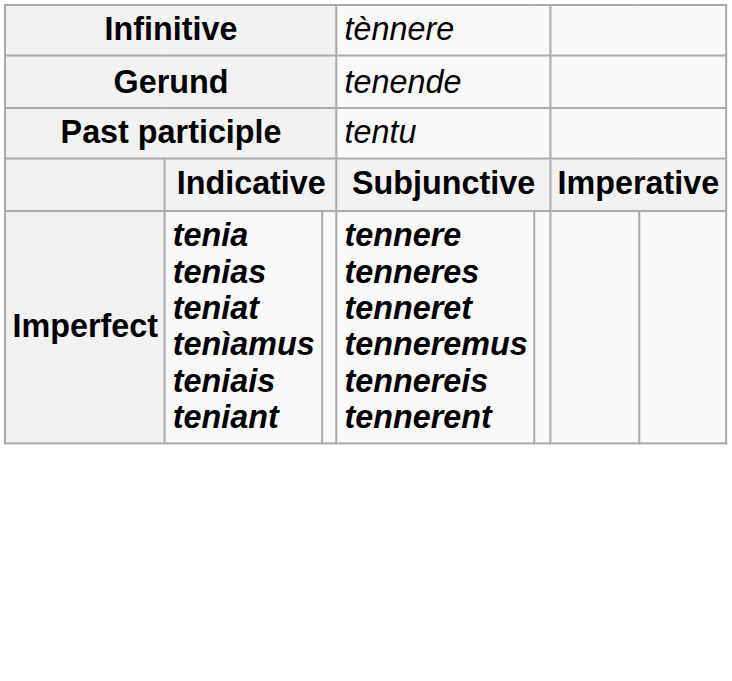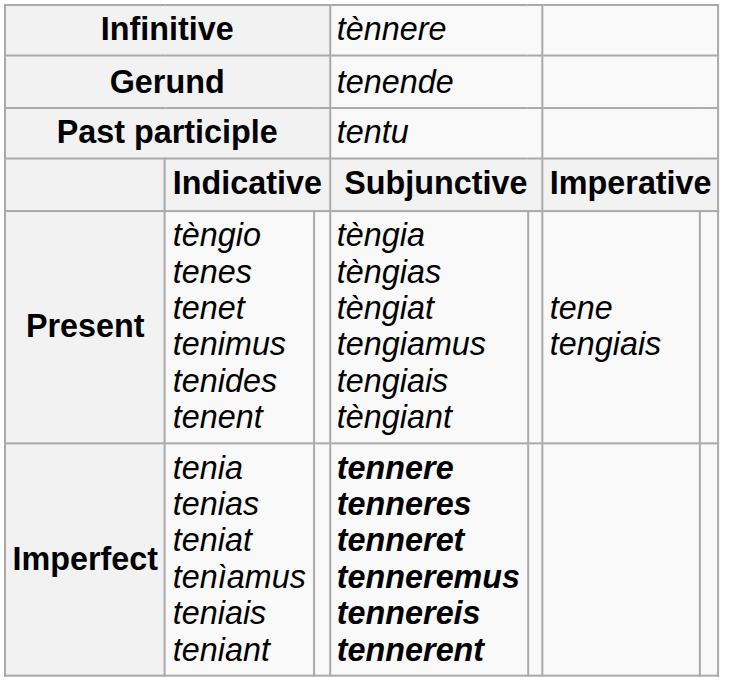+ row: (85, 326)
(244, 326) bold -> (239, 559) normal
